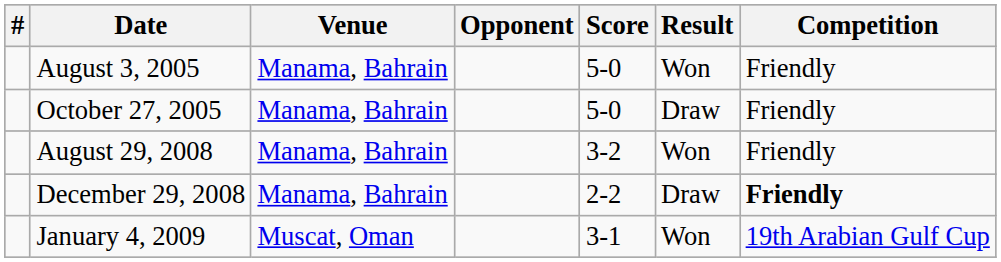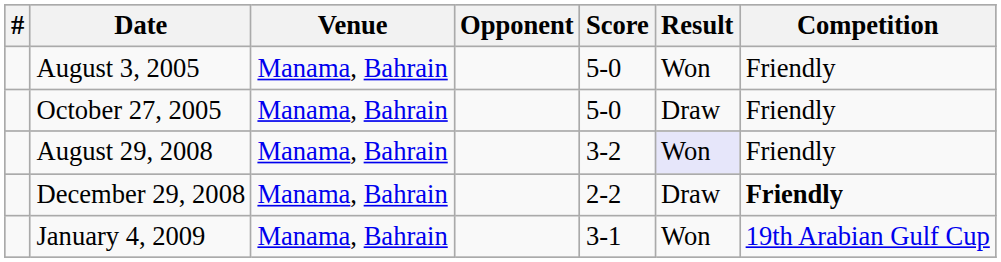(686, 151) no background -> (686, 151) lavender background
(336, 236) Muscat, Oman -> (353, 236) Manama, Bahrain
